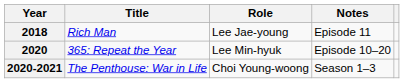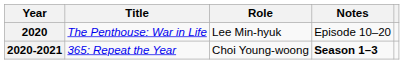- row: (35, 31)
(122, 50) 365: Repeat the Year -> (137, 31) The Penthouse: War in Life
(137, 68) The Penthouse: War in Life -> (122, 50) 365: Repeat the Year
(345, 68) normal -> (346, 50) bold
